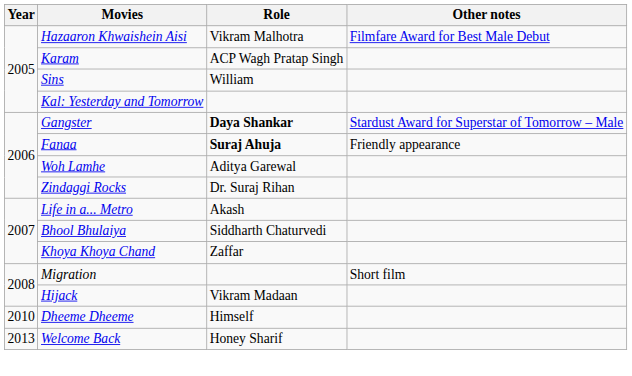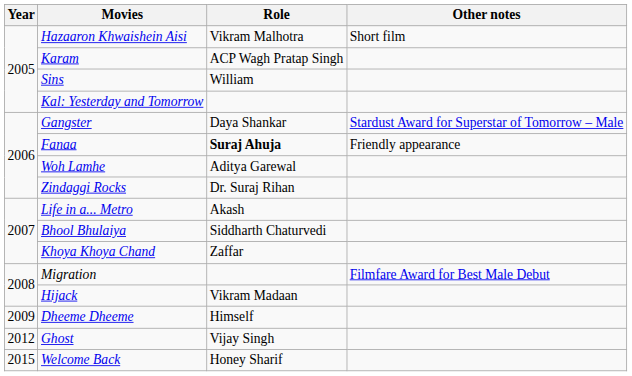(450, 36) Filmfare Award for Best Male Debut -> (377, 36) Short film
(251, 123) bold -> (248, 123) normal
(377, 274) Short film -> (450, 274) Filmfare Award for Best Male Debut
(21, 317) 2010 -> (21, 317) 2009
+ row: (57, 338)
(21, 338) 2013 -> (21, 360) 2015
